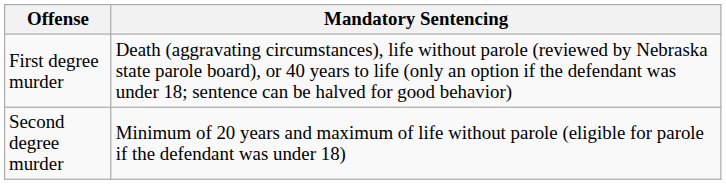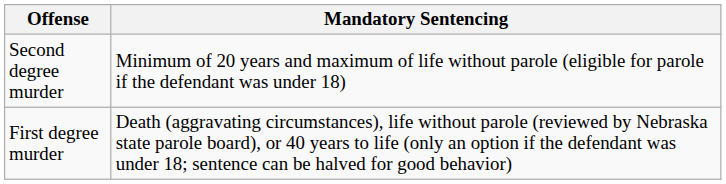rows swapped: (37, 143) <-> (54, 70)
